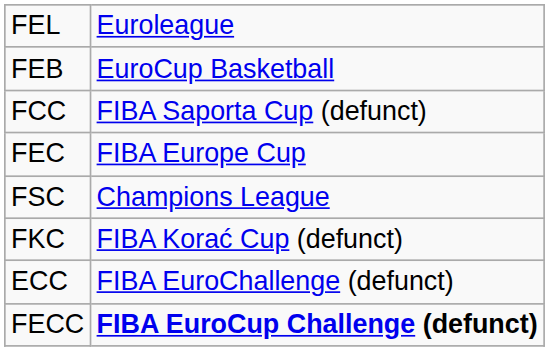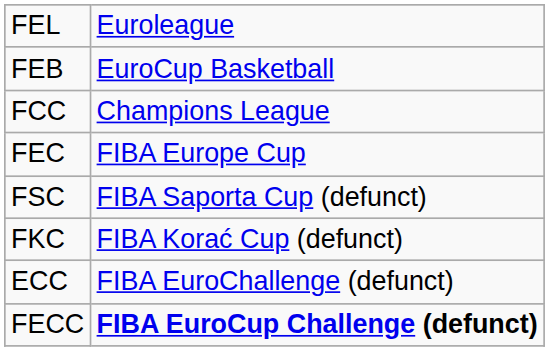(262, 111) FIBA Saporta Cup (defunct) -> (213, 111) Champions League
(213, 196) Champions League -> (262, 196) FIBA Saporta Cup (defunct)
